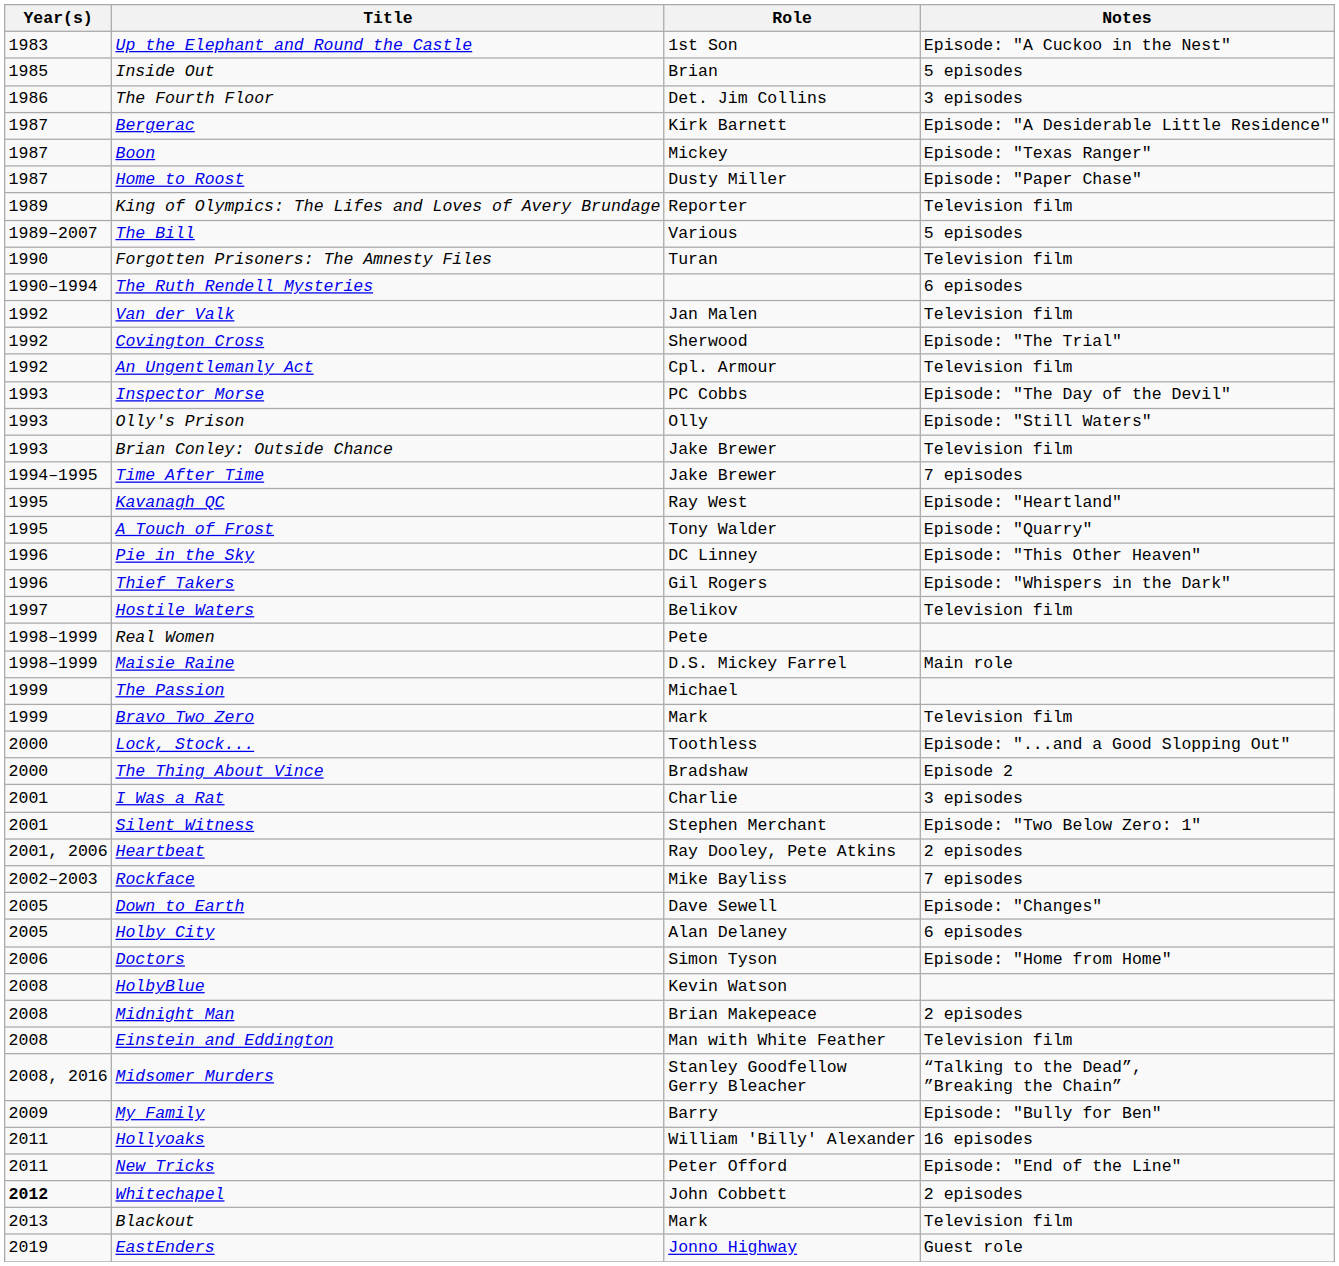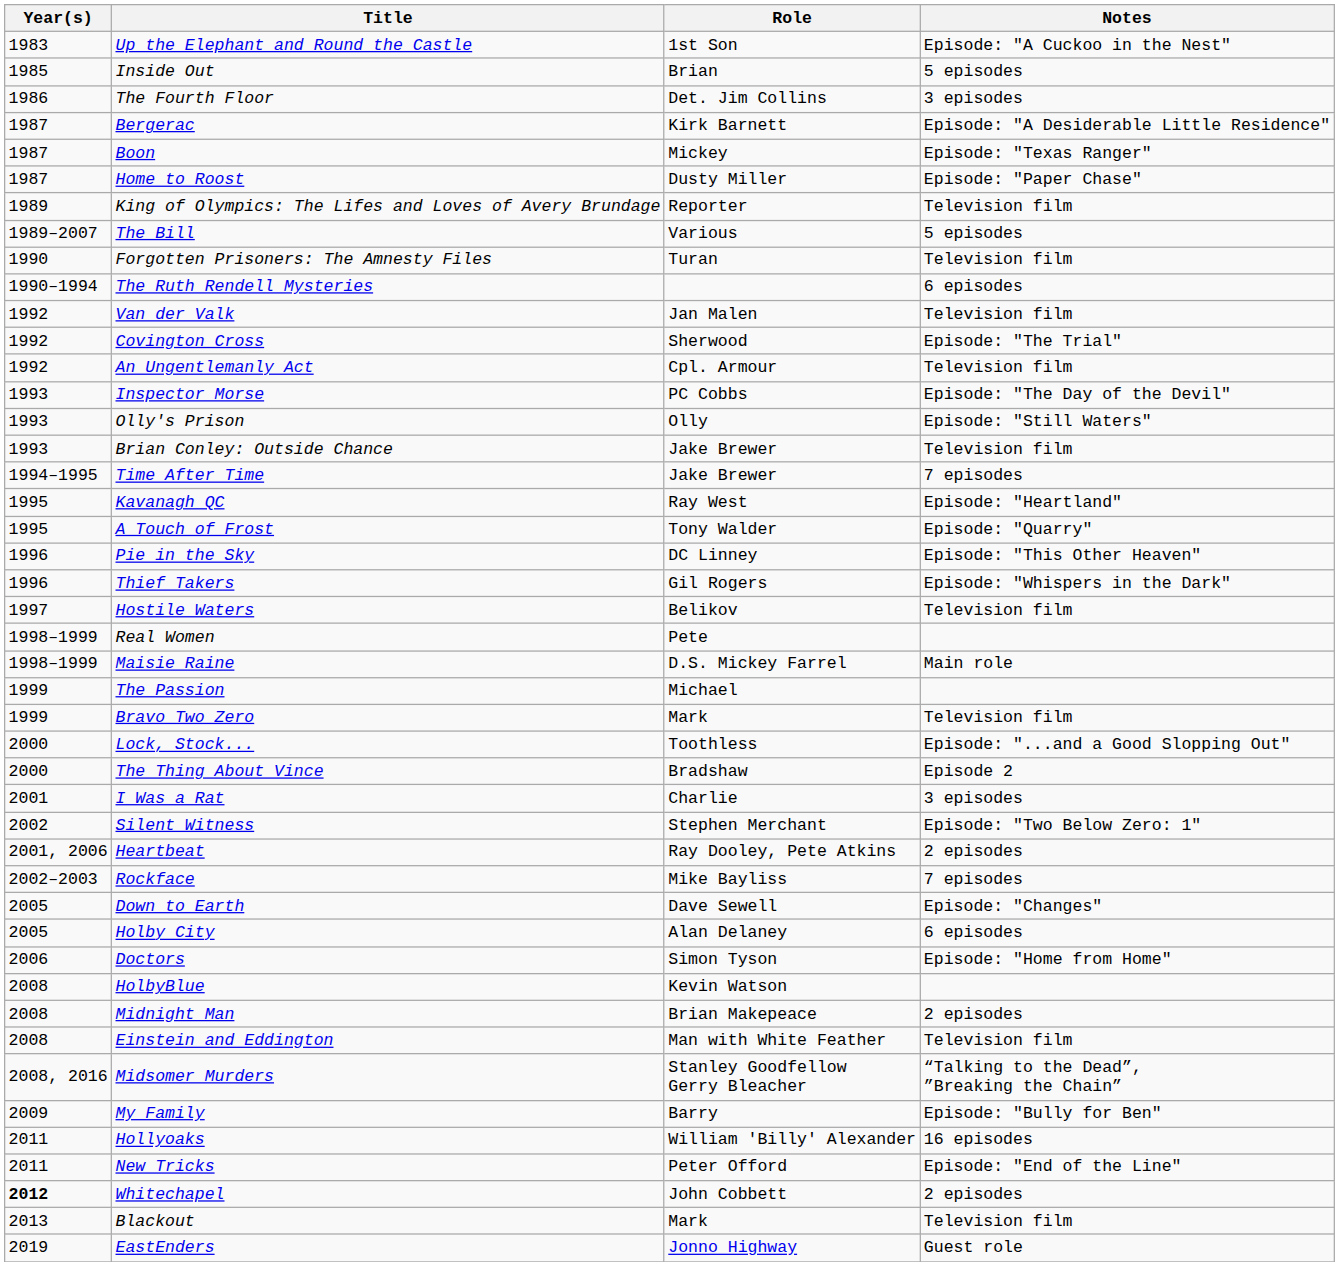(28, 825) 2001 -> (28, 825) 2002
